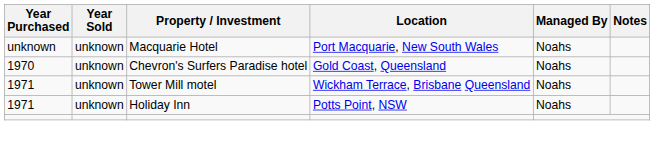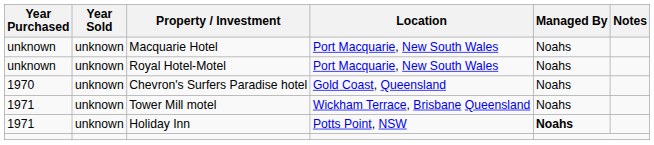+ row: (178, 66)
(554, 104) normal -> (555, 124) bold
